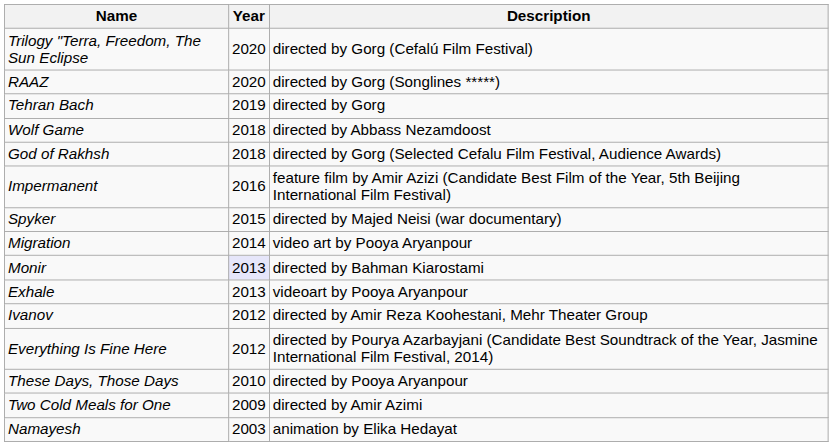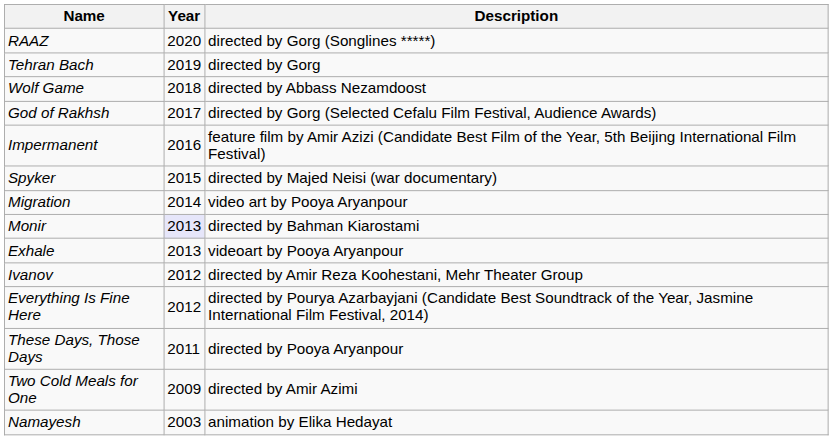- row: (104, 49)
(249, 154) 2018 -> (184, 112) 2017
(249, 381) 2010 -> (184, 348) 2011
